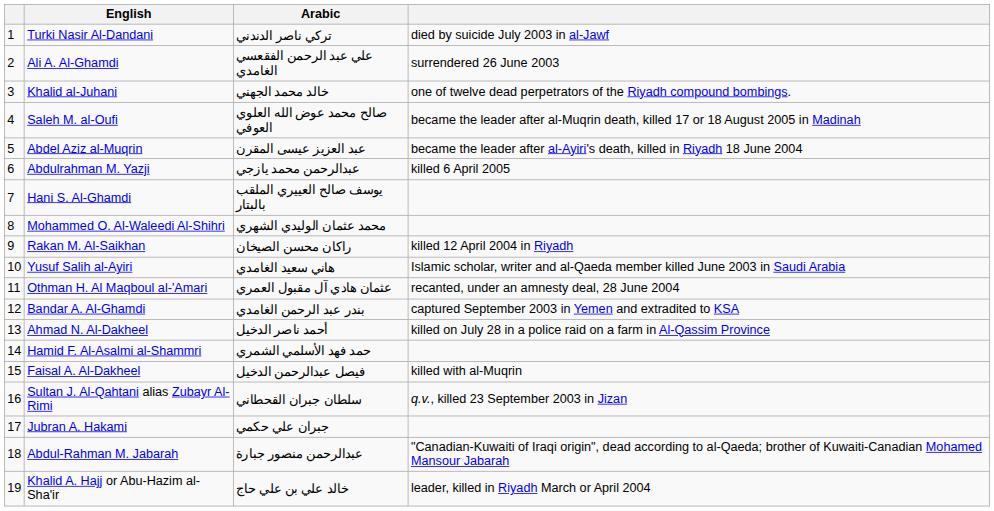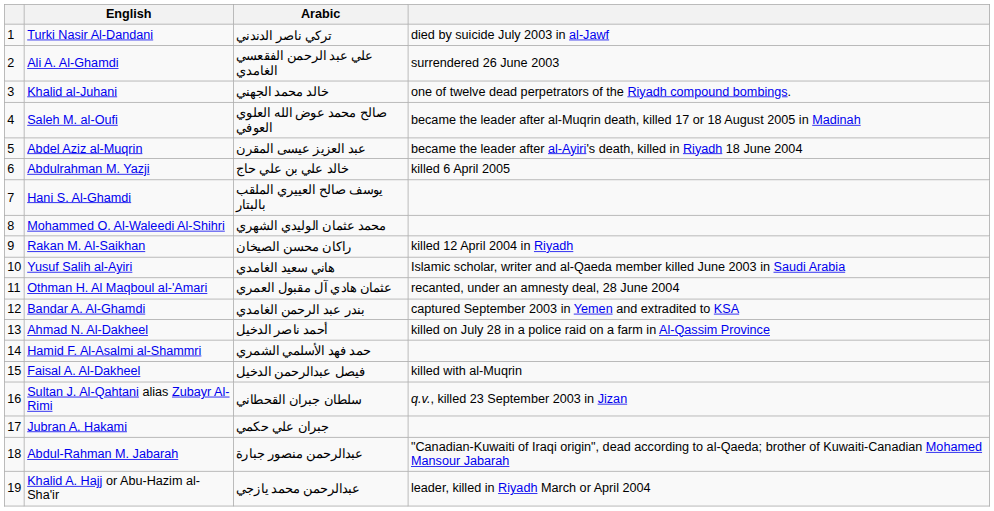(298, 169) عبدالرحمن محمد يازجي -> (292, 169) خالد علي بن علي حاج
(292, 489) خالد علي بن علي حاج -> (298, 489) عبدالرحمن محمد يازجي
